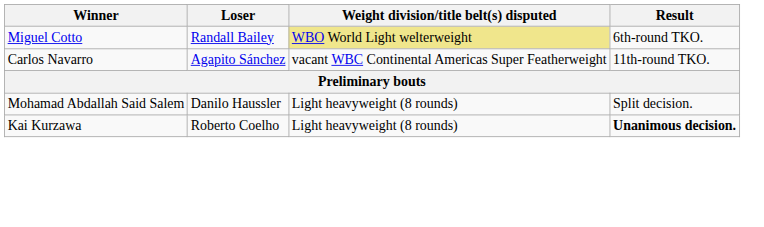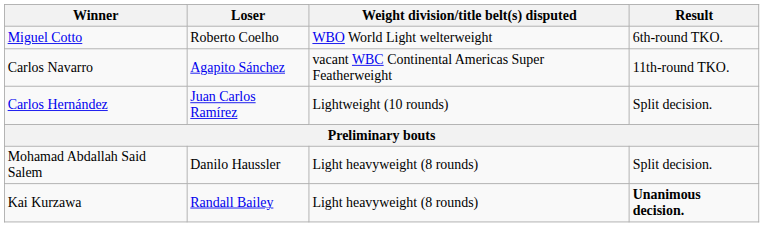(232, 37) Randall Bailey -> (235, 37) Roberto Coelho
(382, 37) khaki background -> (402, 37) no background
+ row: (58, 105)
(235, 125) Roberto Coelho -> (232, 202) Randall Bailey
